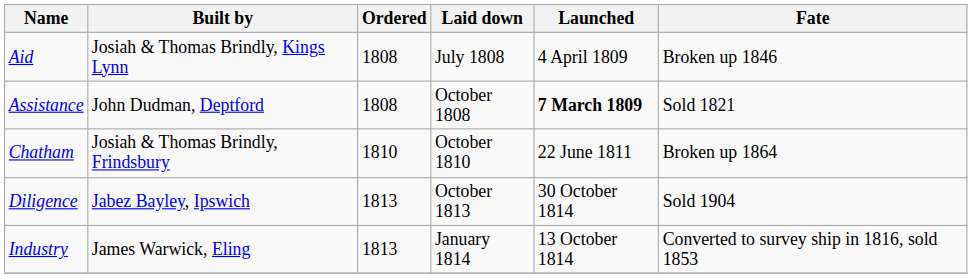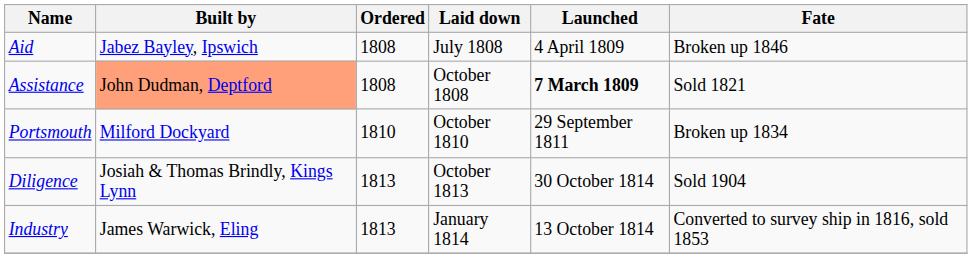(208, 56) Josiah & Thomas Brindly, Kings Lynn -> (179, 46) Jabez Bayley, Ipswich
(178, 104) no background -> (186, 84) lightsalmon background
- row: (41, 153)
+ row: (50, 133)
(171, 201) Jabez Bayley, Ipswich -> (216, 181) Josiah & Thomas Brindly, Kings Lynn
